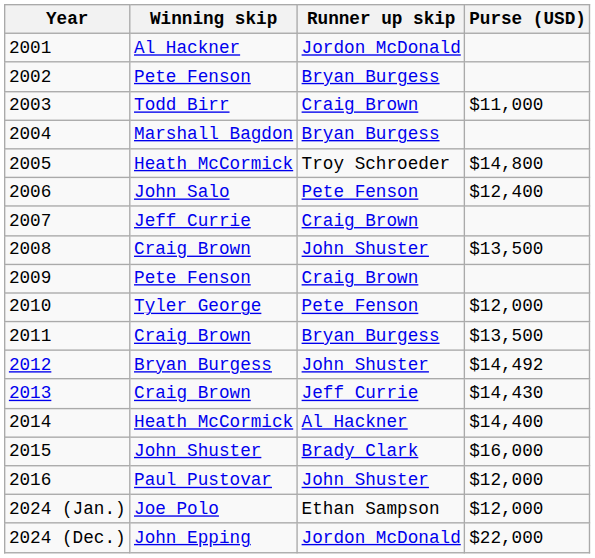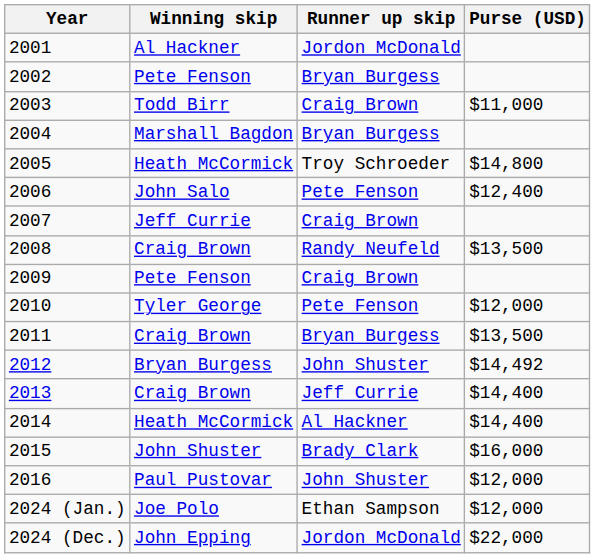(365, 250) John Shuster -> (371, 250) Randy Neufeld
(506, 394) $14,430 -> (506, 394) $14,400
